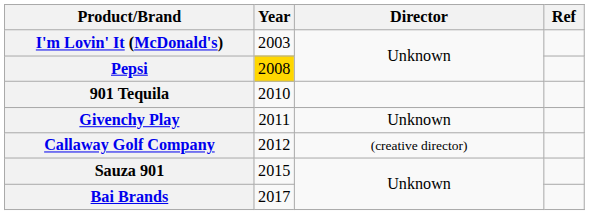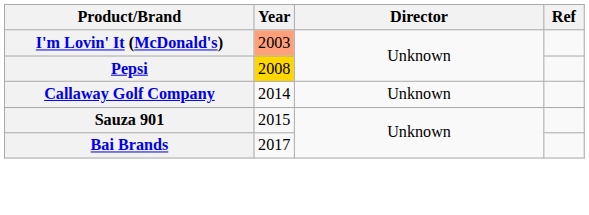(274, 42) no background -> (274, 42) lightsalmon background
- row: (129, 94)
- row: (129, 119)
(274, 145) 2012 -> (274, 94) 2014
(419, 146) (creative director) -> (419, 94) Unknown
